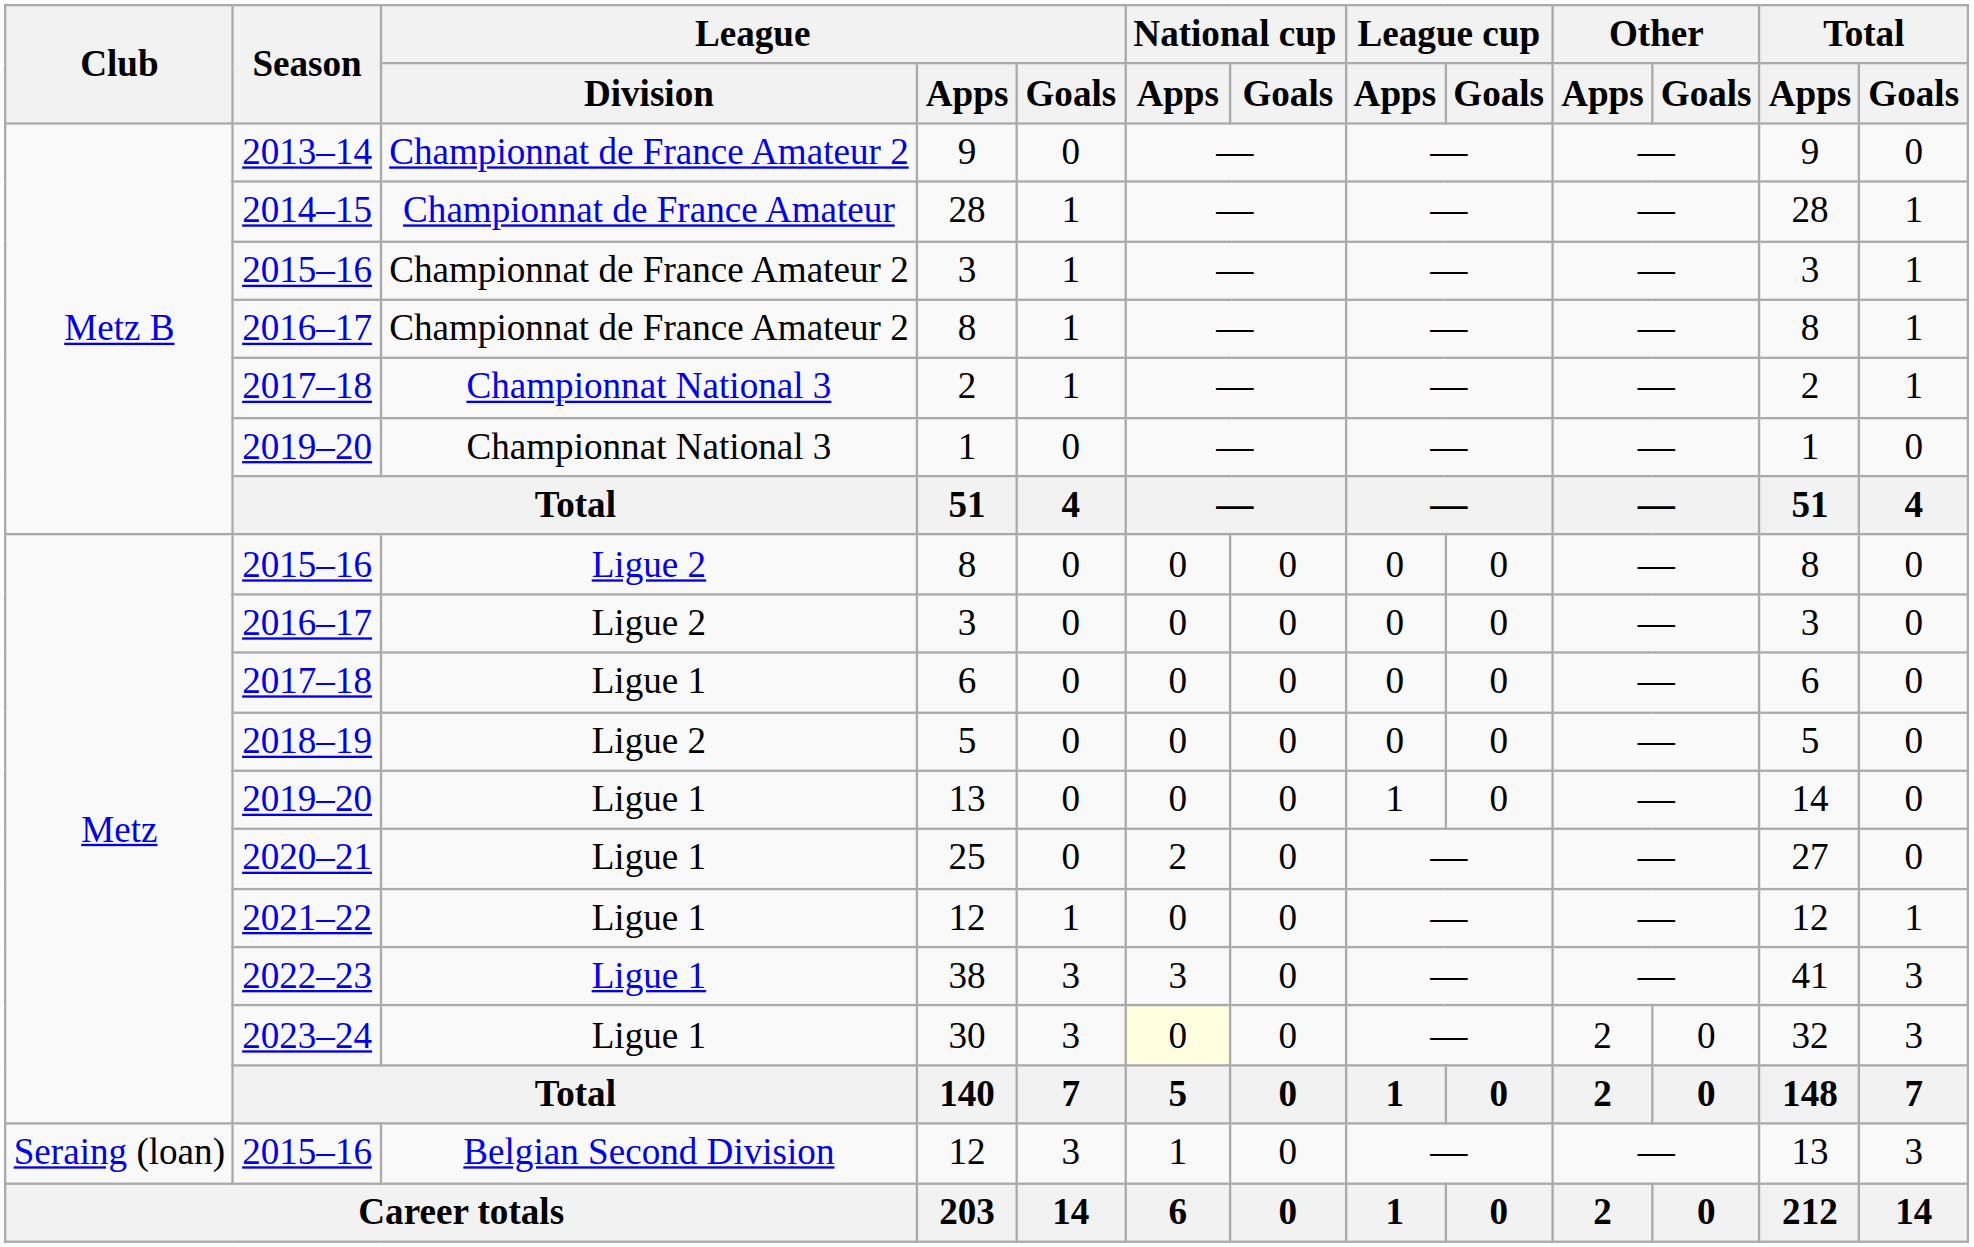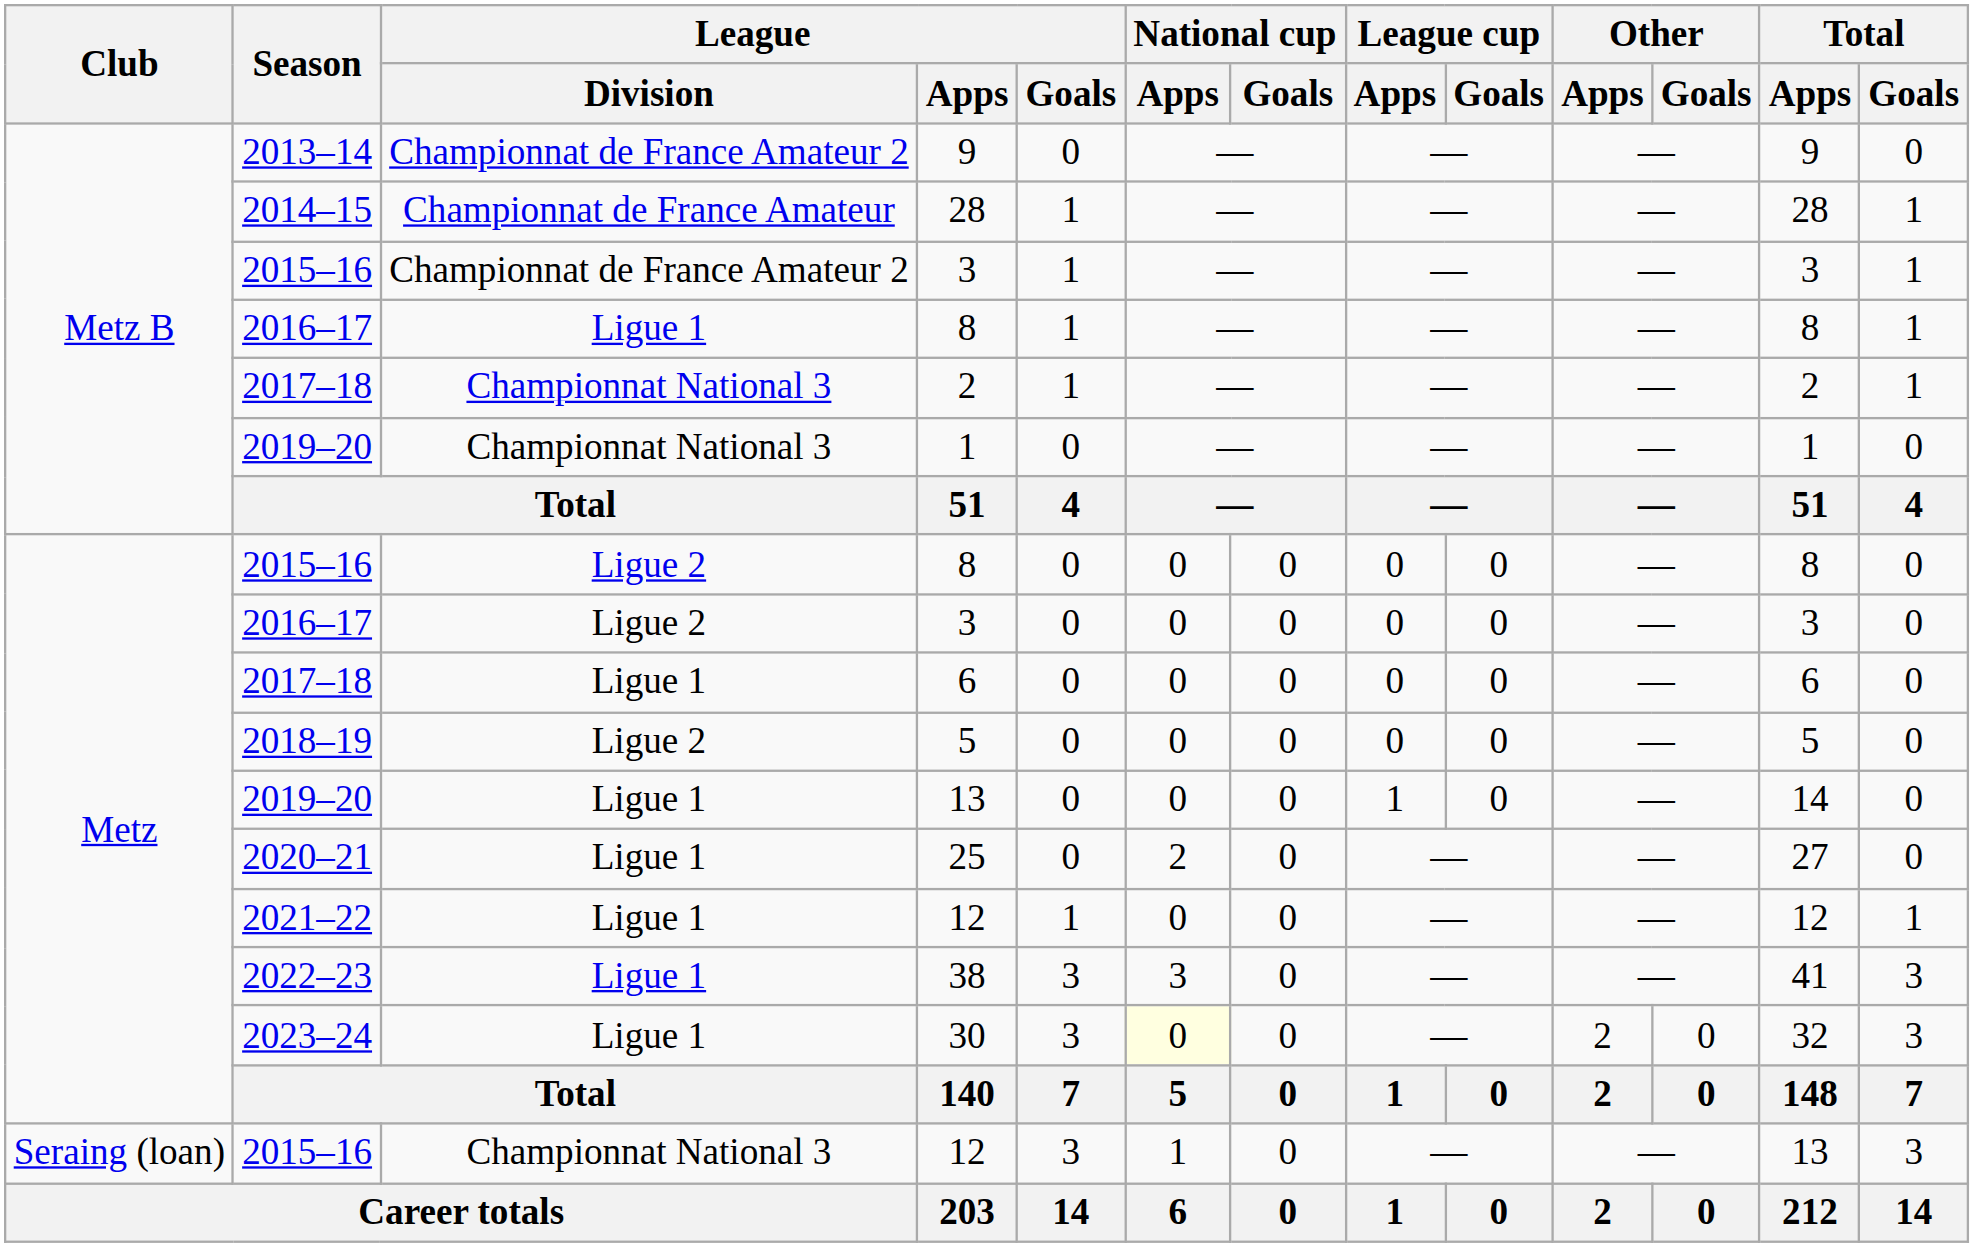(649, 328) Championnat de France Amateur 2 -> (649, 328) Ligue 1
(649, 1152) Belgian Second Division -> (649, 1152) Championnat National 3
